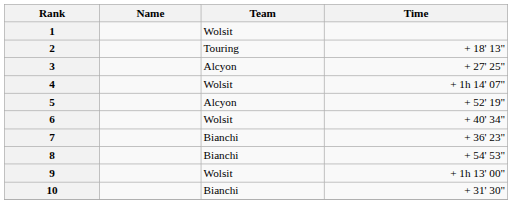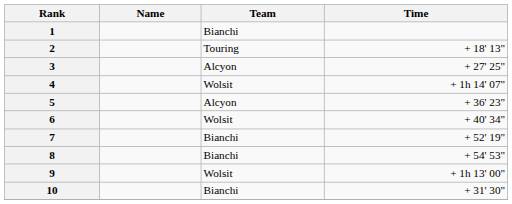(218, 31) Wolsit -> (221, 31) Bianchi
(485, 102) + 52' 19" -> (485, 102) + 36' 23"
(485, 137) + 36' 23" -> (485, 137) + 52' 19"
